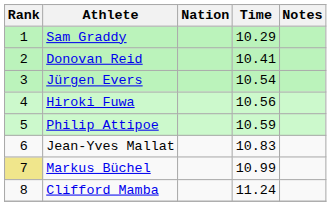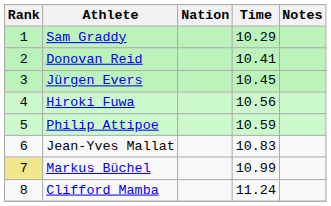(256, 81) 10.54 -> (256, 81) 10.45
